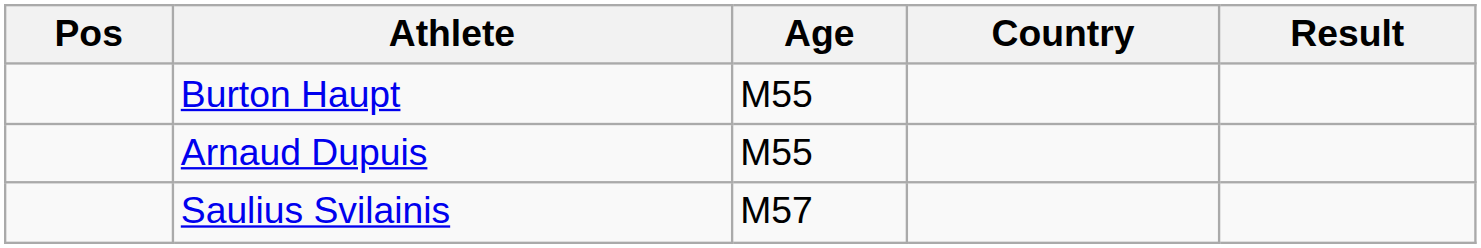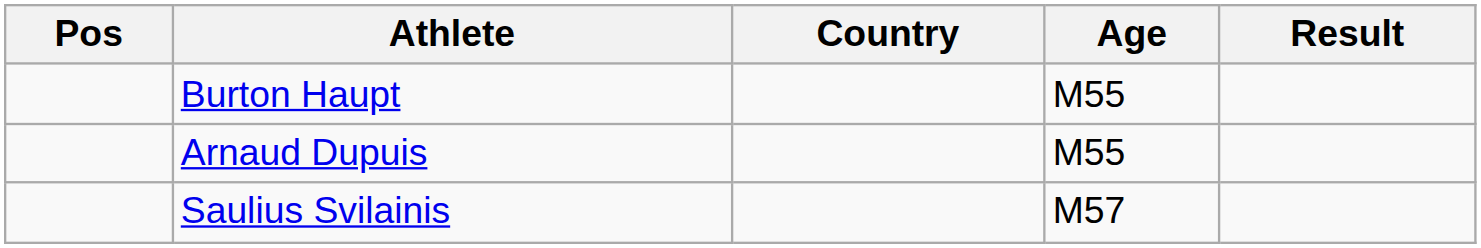columns swapped: (819, 34) <-> (1063, 34)
